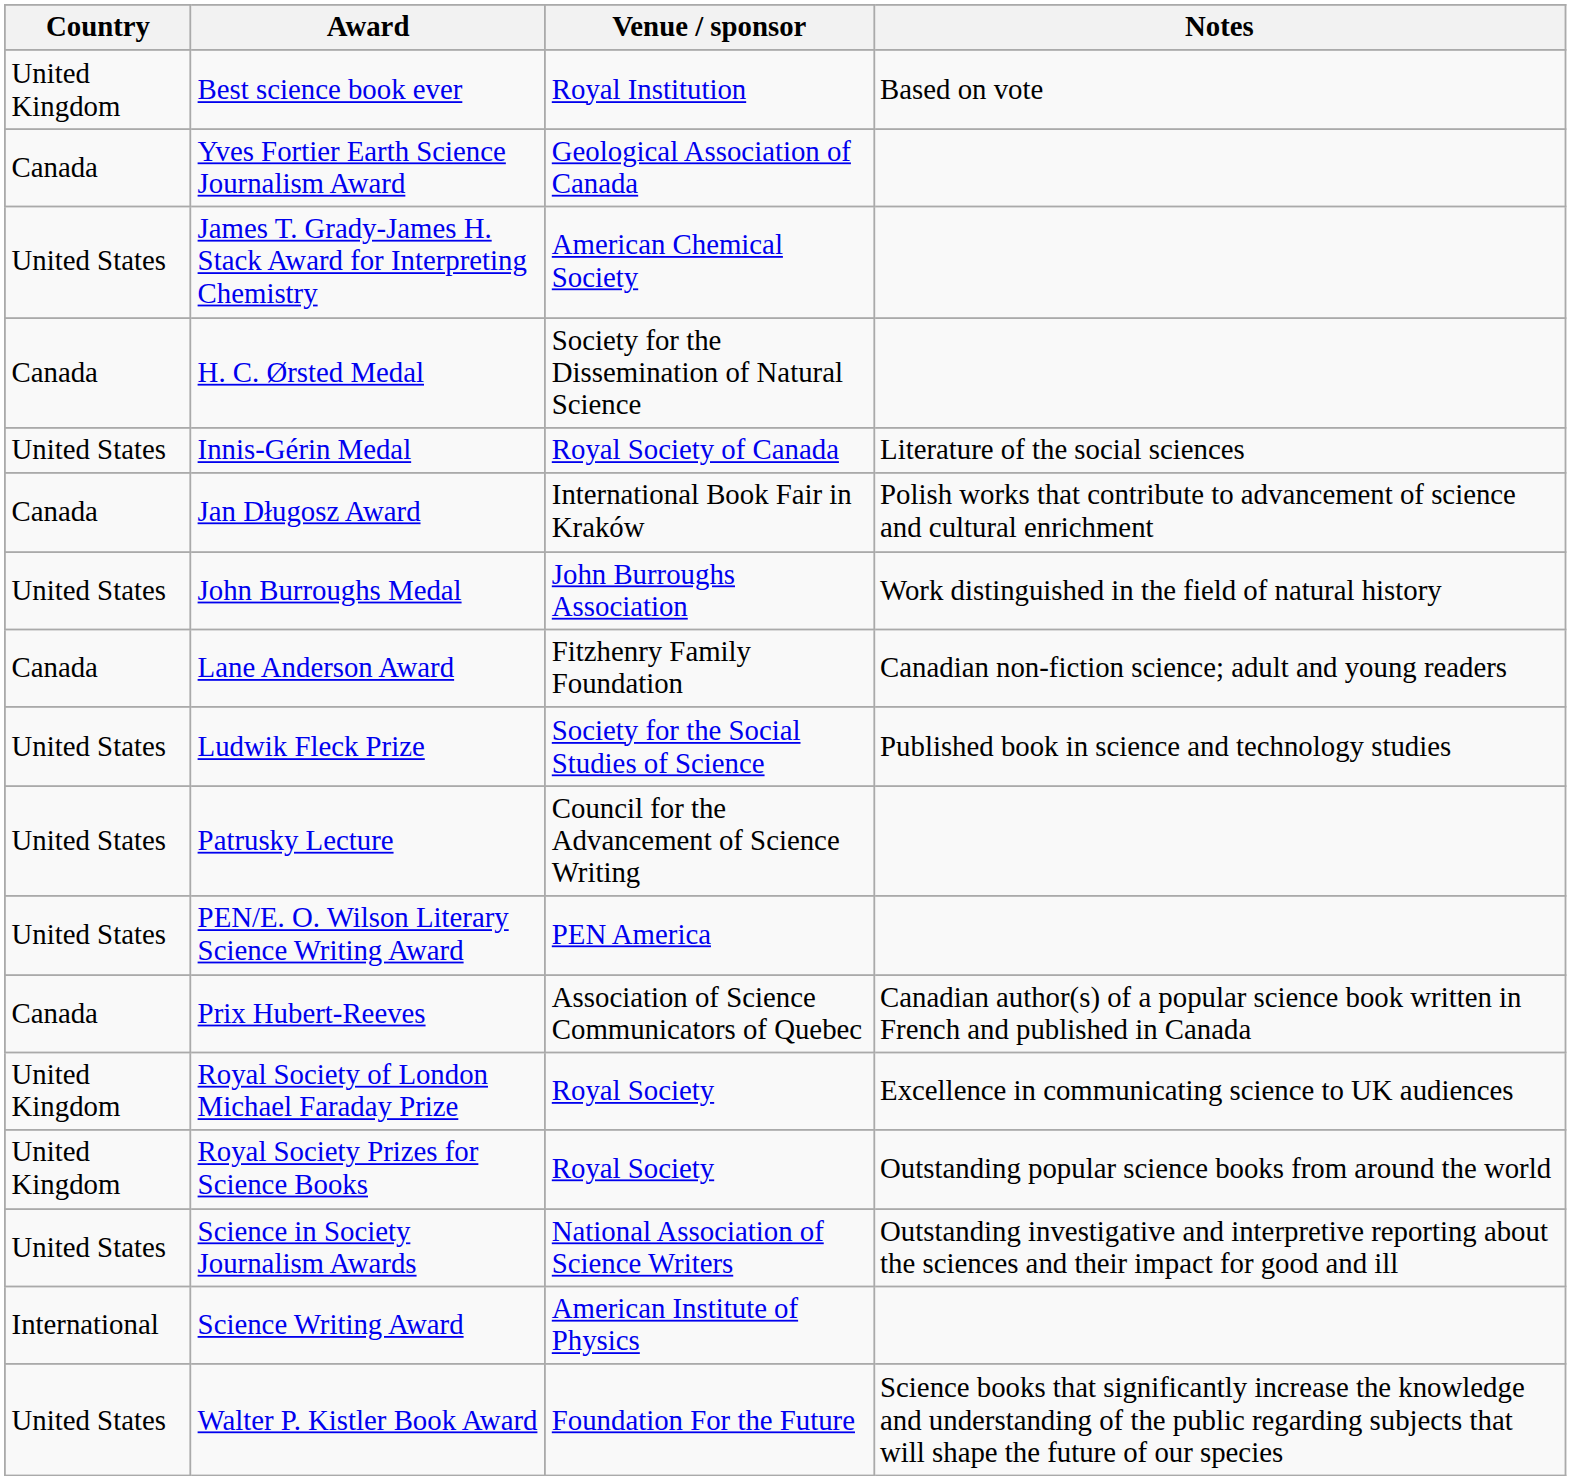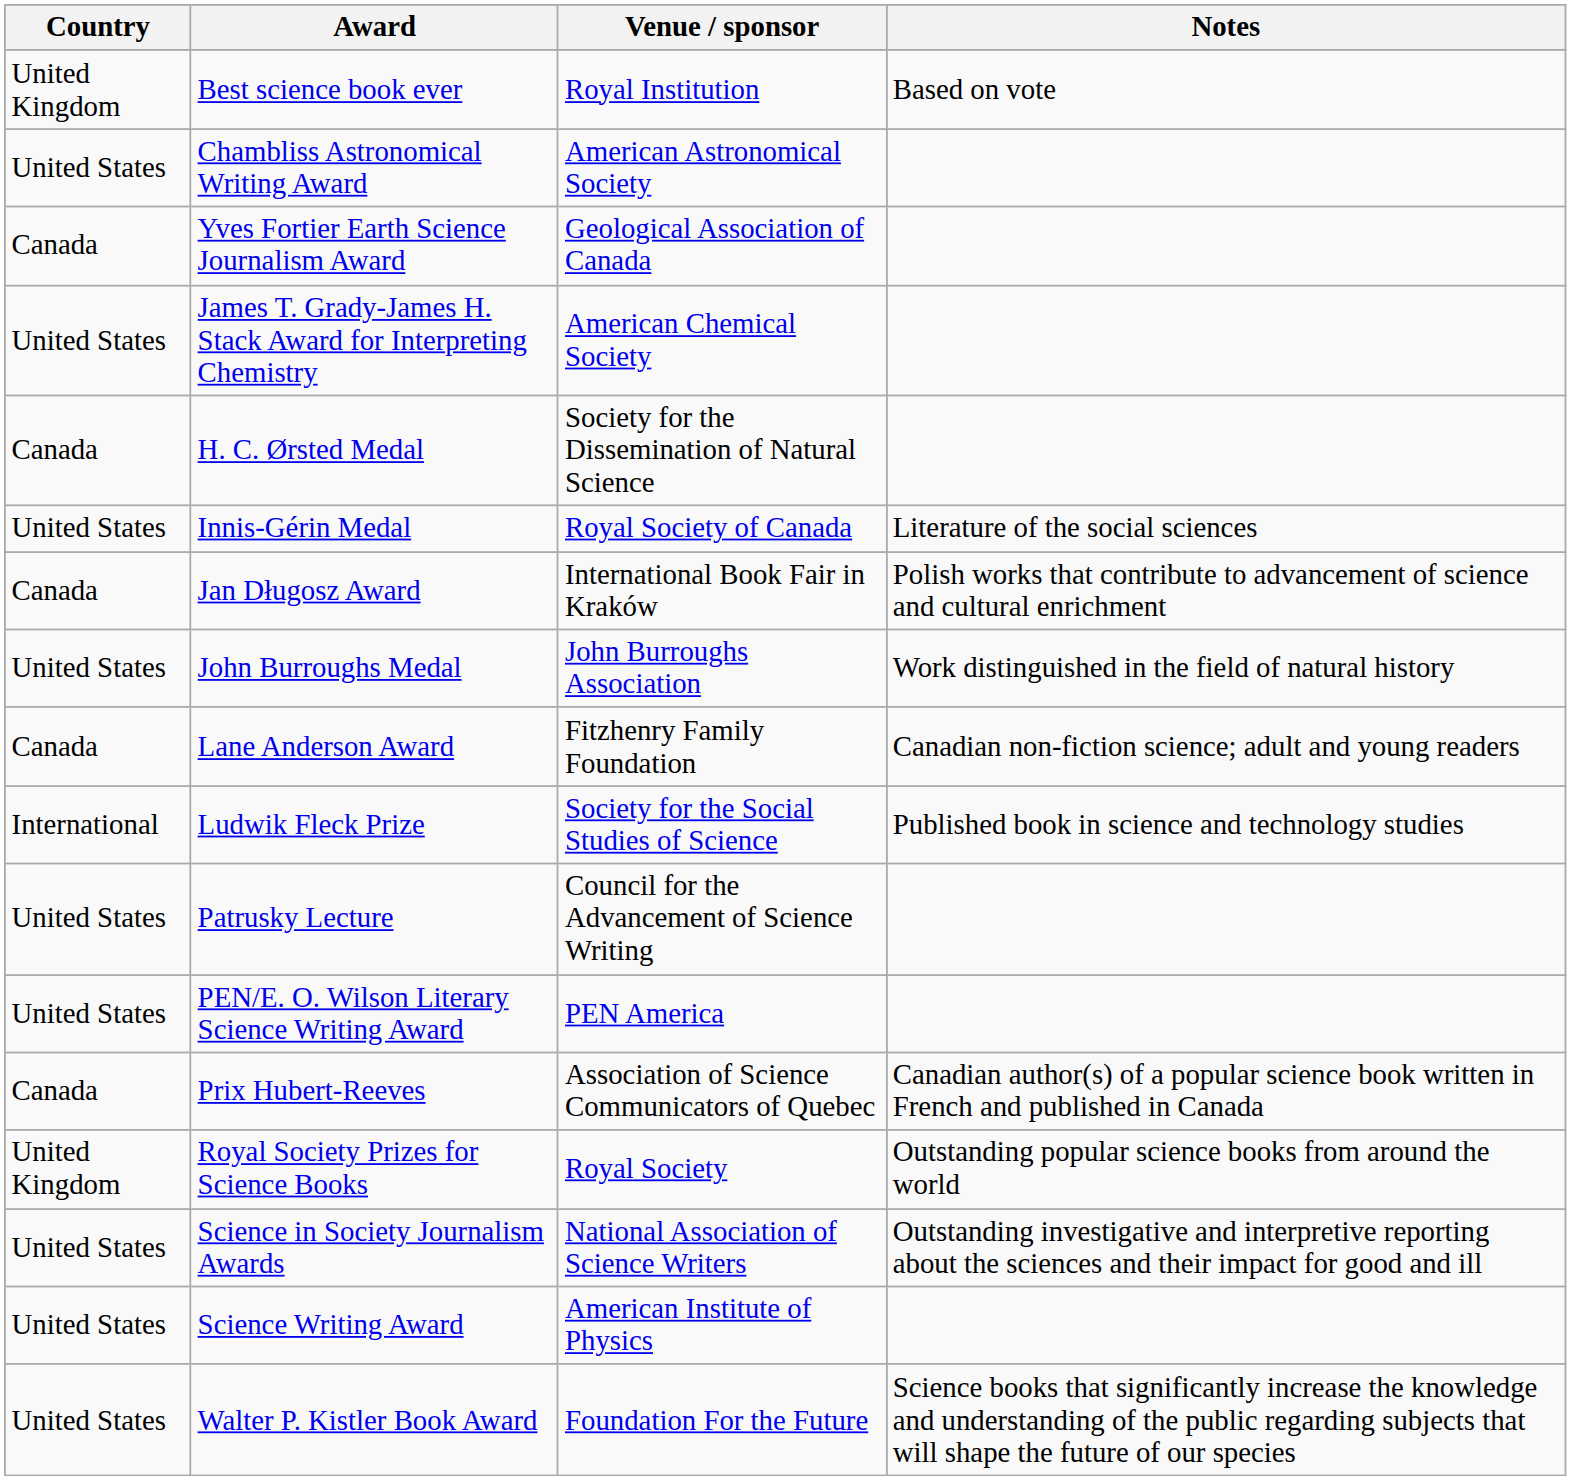+ row: (340, 167)
(89, 746) United States -> (85, 824) International
- row: (343, 1090)
(85, 1325) International -> (89, 1325) United States
